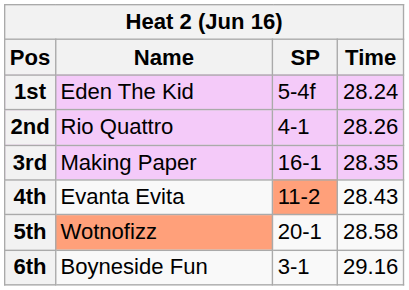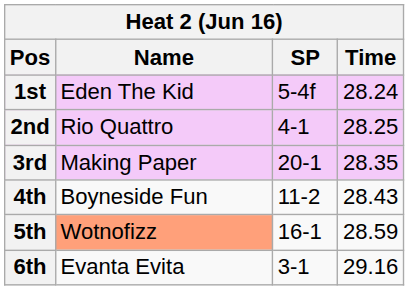(371, 127) 28.26 -> (371, 127) 28.25
(300, 162) 16-1 -> (300, 162) 20-1
(122, 197) Evanta Evita -> (134, 197) Boyneside Fun
(299, 197) lightsalmon background -> (299, 197) no background
(300, 232) 20-1 -> (300, 232) 16-1
(371, 232) 28.58 -> (371, 232) 28.59
(134, 267) Boyneside Fun -> (122, 267) Evanta Evita
